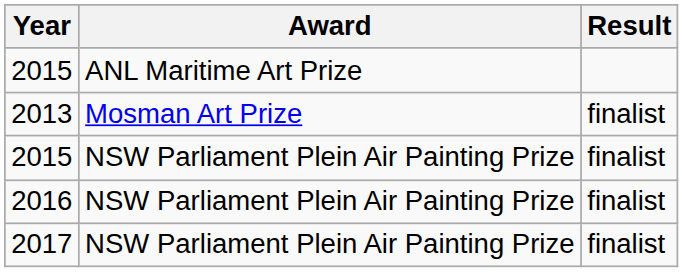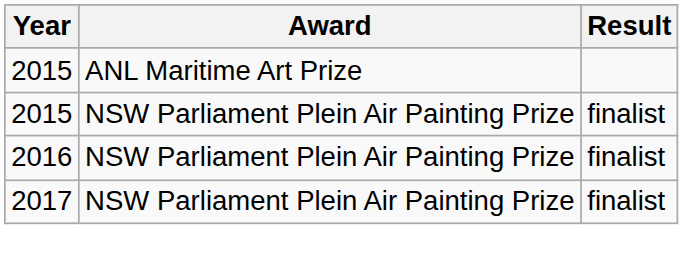- row: (42, 113)
